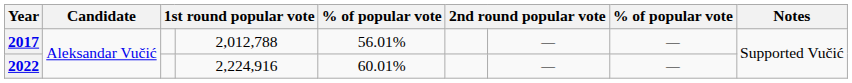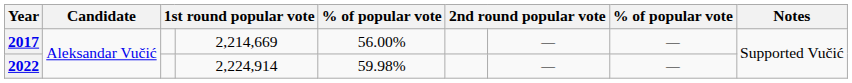(247, 41) 2,012,788 -> (247, 41) 2,214,669
(382, 41) 56.01% -> (382, 41) 56.00%
(247, 66) 2,224,916 -> (247, 66) 2,224,914
(382, 66) 60.01% -> (382, 66) 59.98%
